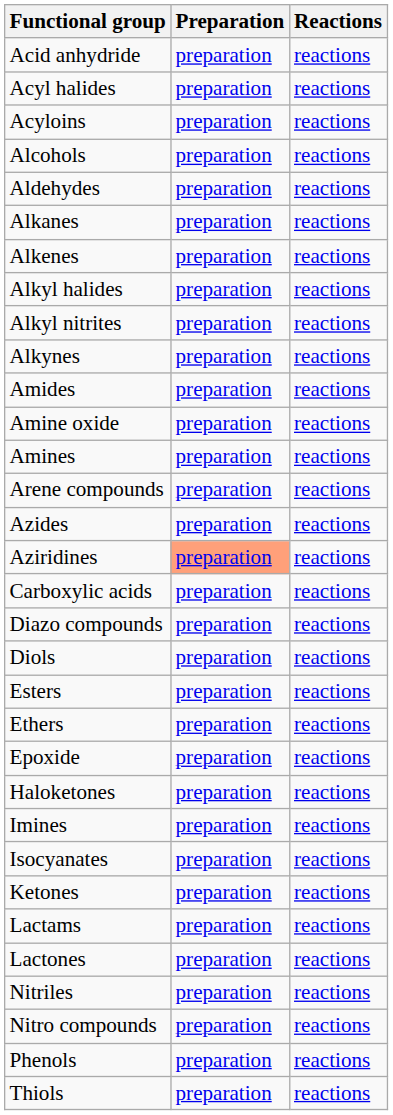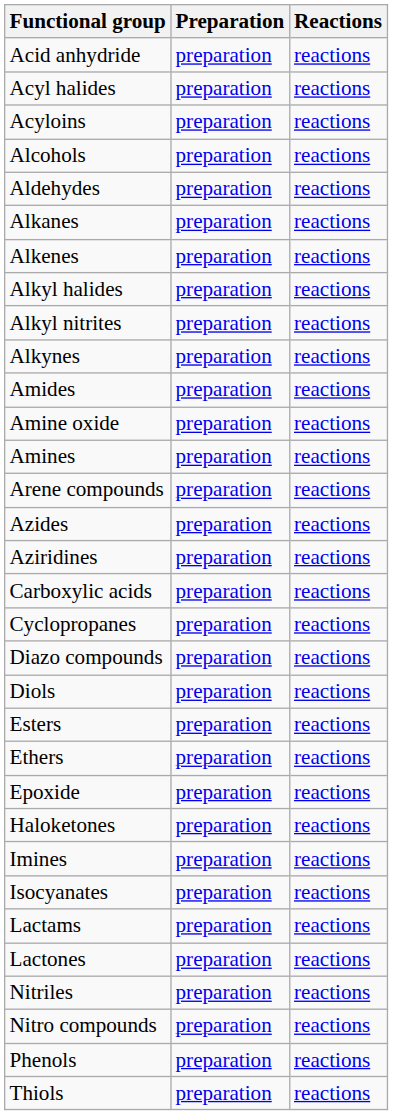(224, 557) lightsalmon background -> (224, 557) no background
+ row: (73, 624)
- row: (44, 892)
